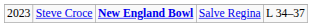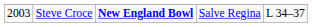(19, 13) 2023 -> (19, 13) 2003
